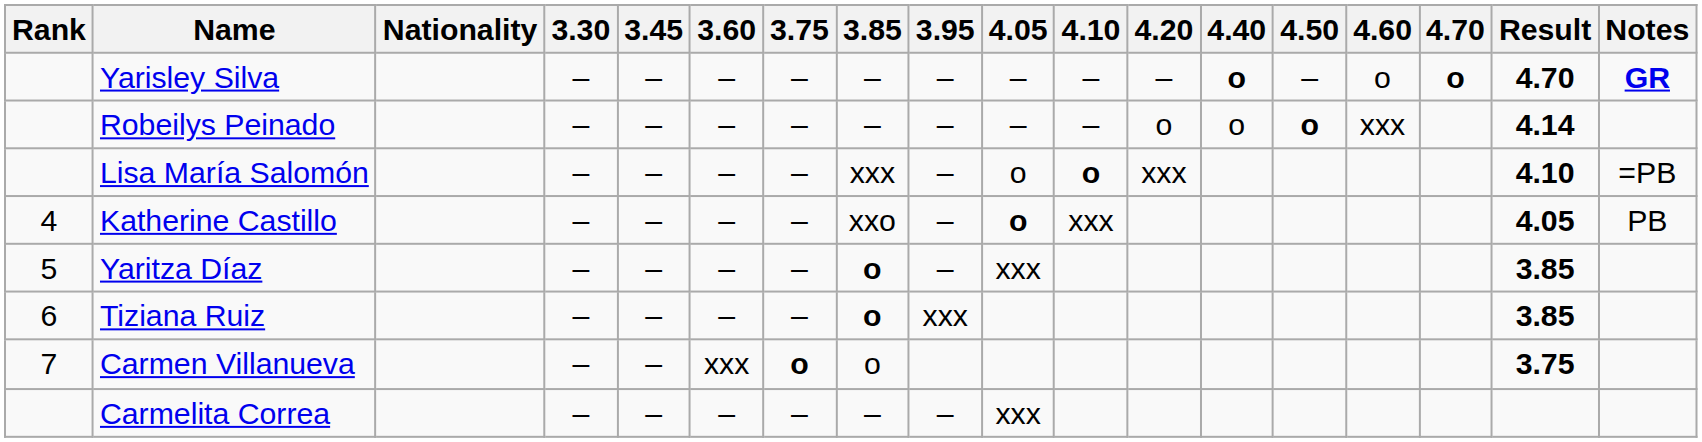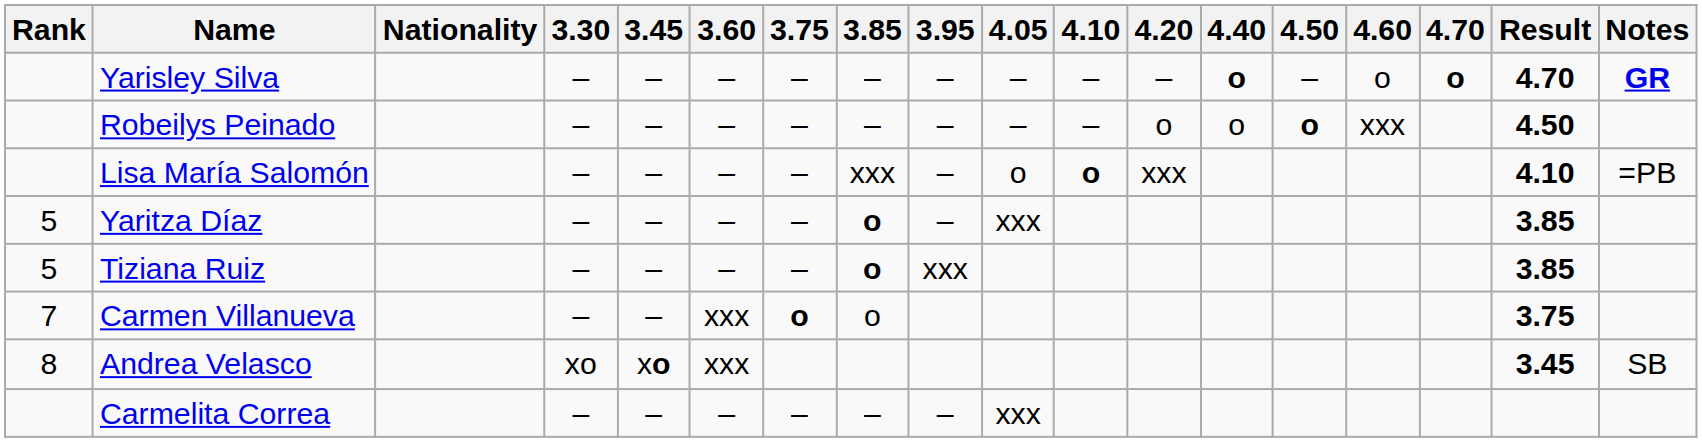(1545, 125) 4.14 -> (1545, 125) 4.50
- row: (218, 221)
(49, 316) 6 -> (49, 269) 5
+ row: (206, 364)
